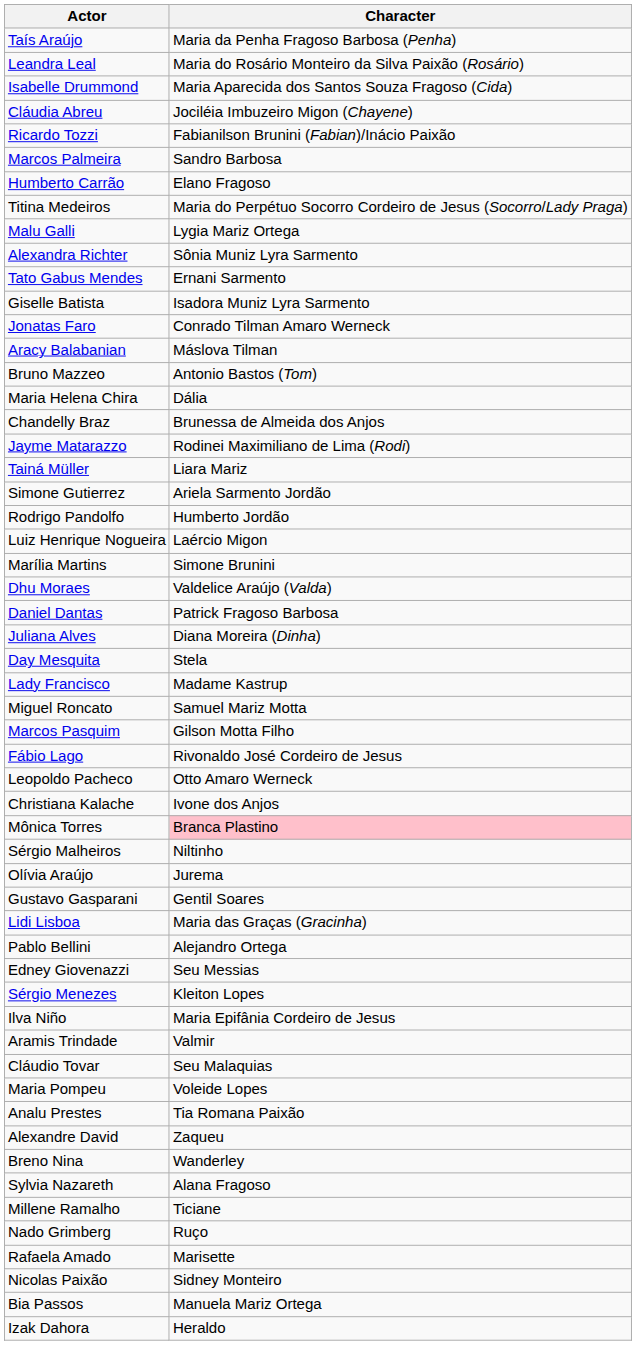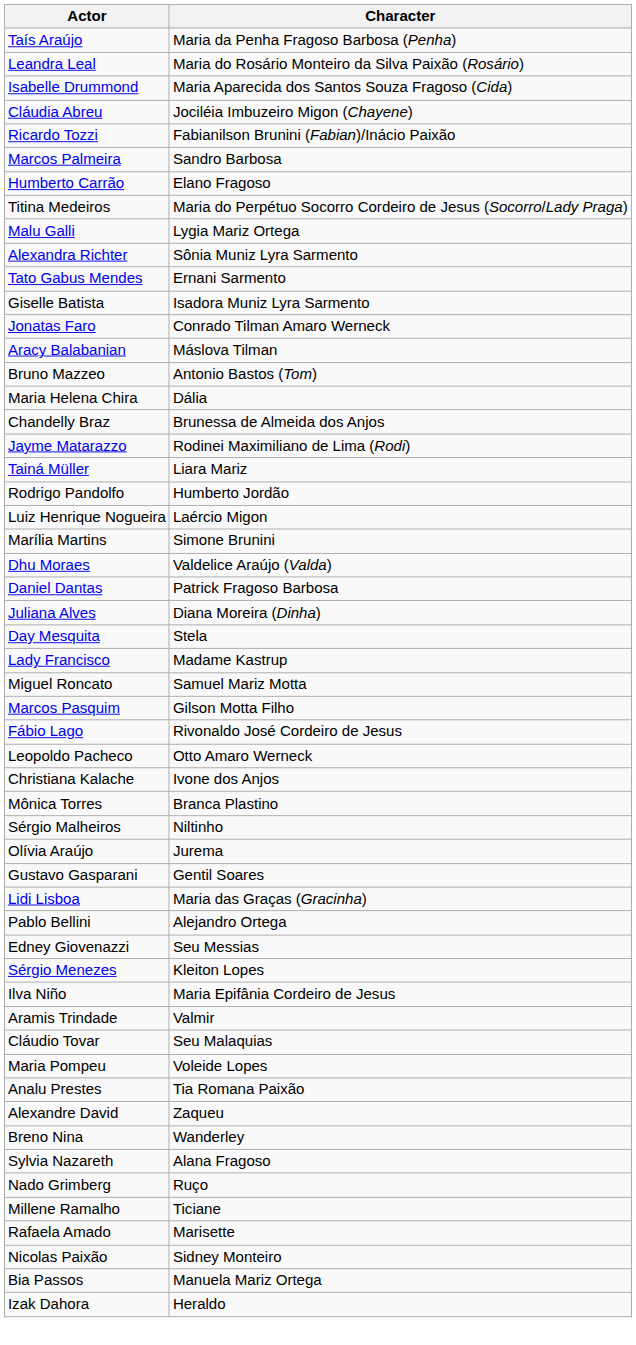- row: (66, 493)
(226, 827) pink background -> (226, 803) no background
rows swapped: (64, 1209) <-> (59, 1232)
